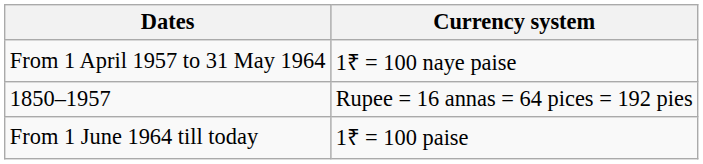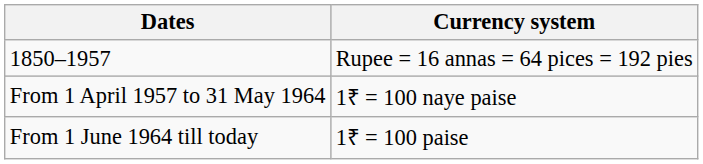rows swapped: (60, 98) <-> (168, 60)
